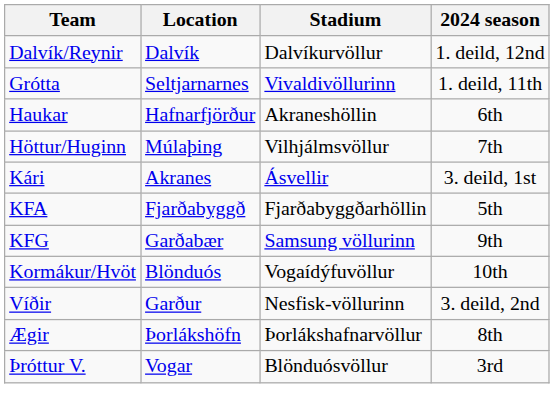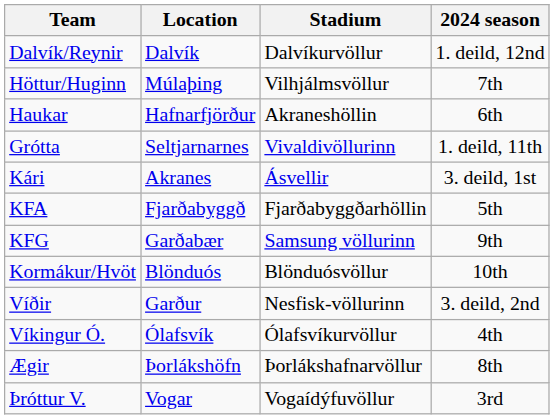rows swapped: (35, 83) <-> (68, 146)
(329, 271) Vogaídýfuvöllur -> (326, 271) Blönduósvöllur
+ row: (57, 334)
(326, 366) Blönduósvöllur -> (329, 397) Vogaídýfuvöllur
